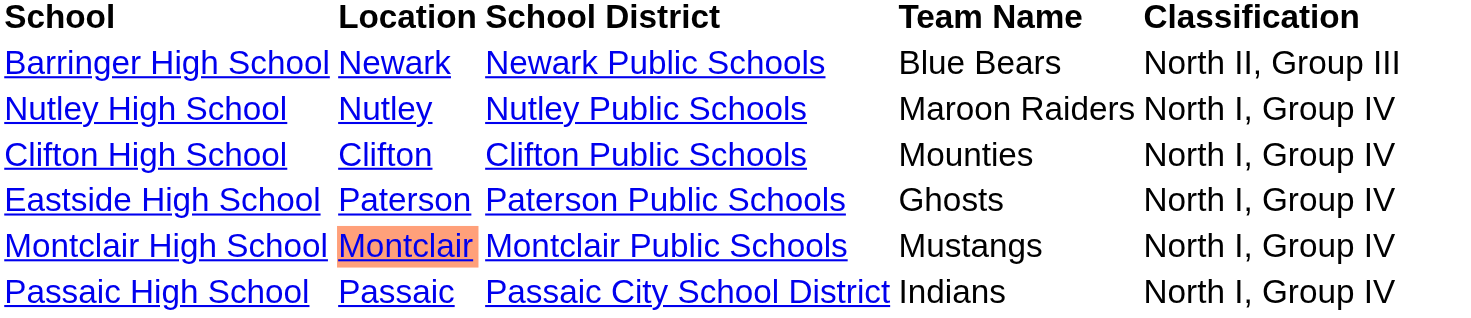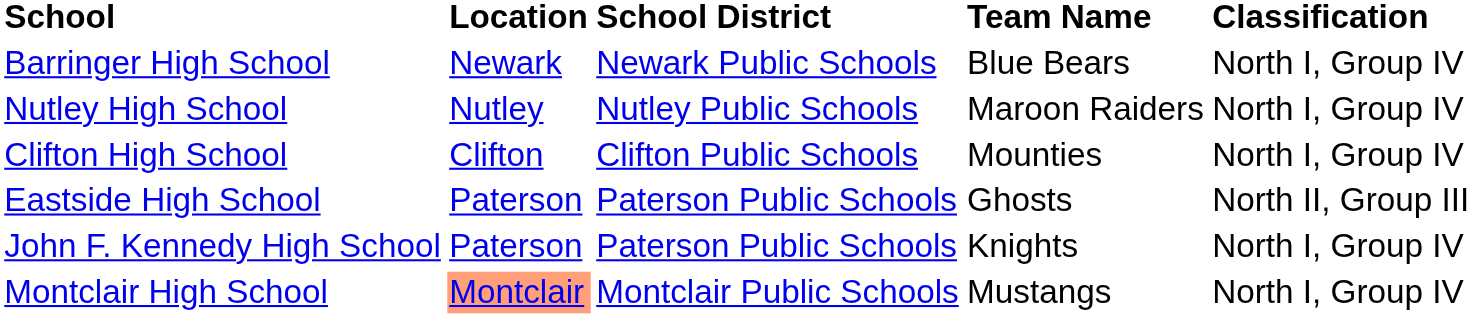(1272, 63) North II, Group III -> (1338, 63) North I, Group IV
(1269, 200) North I, Group IV -> (1341, 200) North II, Group III
+ row: (223, 246)
- row: (157, 291)
